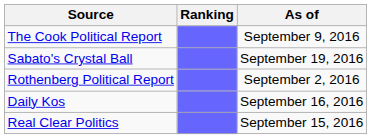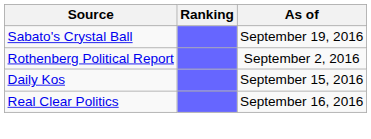- row: (85, 36)
(302, 101) September 16, 2016 -> (302, 79) September 15, 2016
(302, 123) September 15, 2016 -> (302, 101) September 16, 2016
